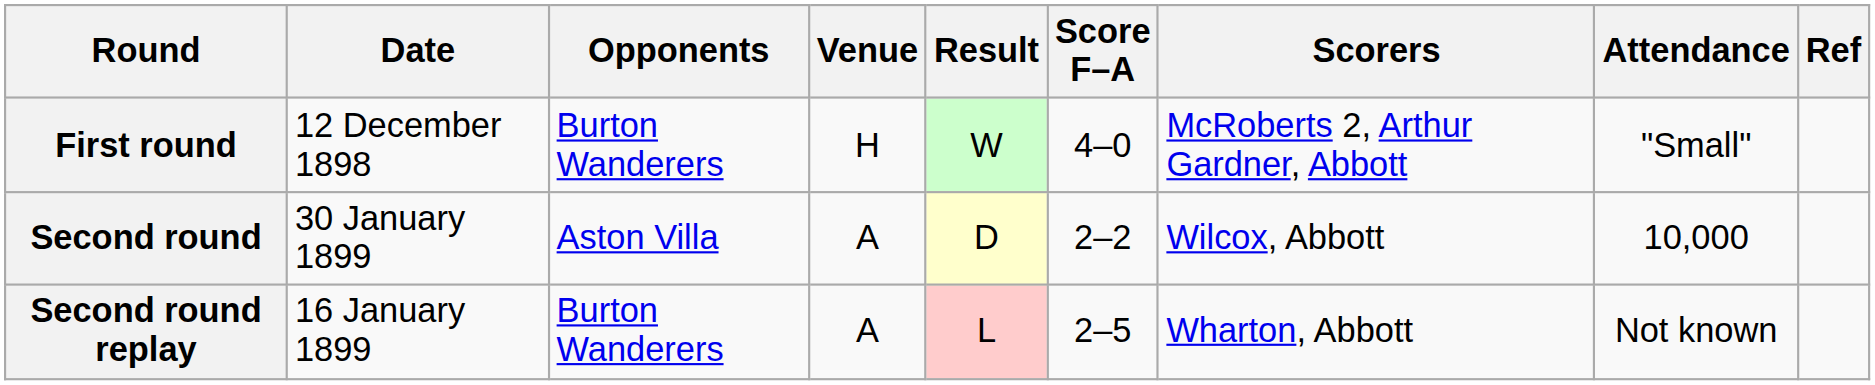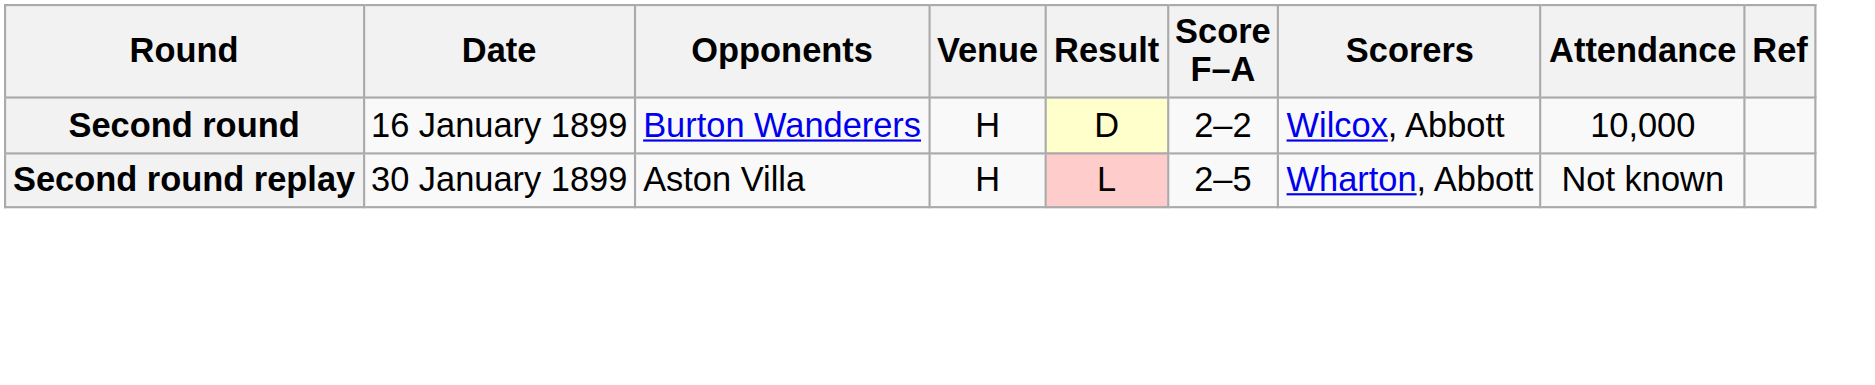- row: (146, 144)
(380, 237) 30 January 1899 -> (499, 125) 16 January 1899
(638, 237) Aston Villa -> (782, 125) Burton Wanderers
(867, 237) A -> (988, 125) H
(380, 330) 16 January 1899 -> (499, 179) 30 January 1899
(640, 330) Burton Wanderers -> (724, 179) Aston Villa
(867, 330) A -> (988, 179) H
